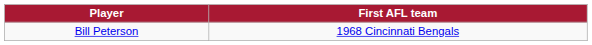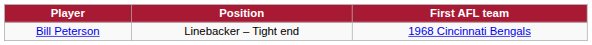+ column: (242, 13)
